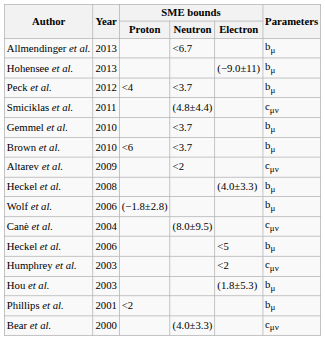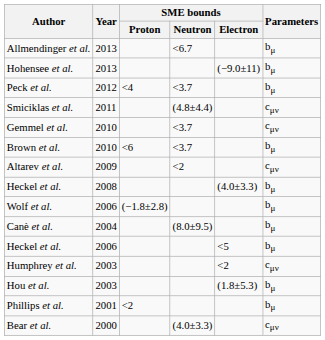(270, 127) bμ -> (272, 127) cμν
(272, 226) cμν -> (270, 226) bμ
